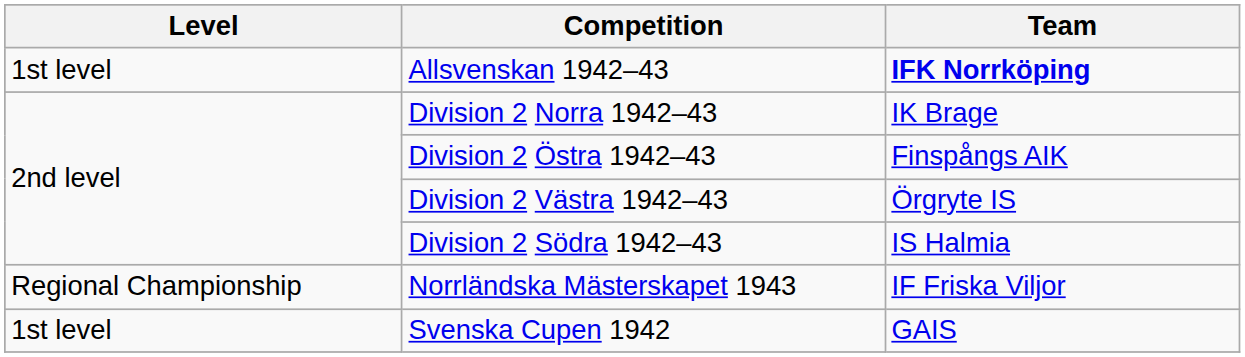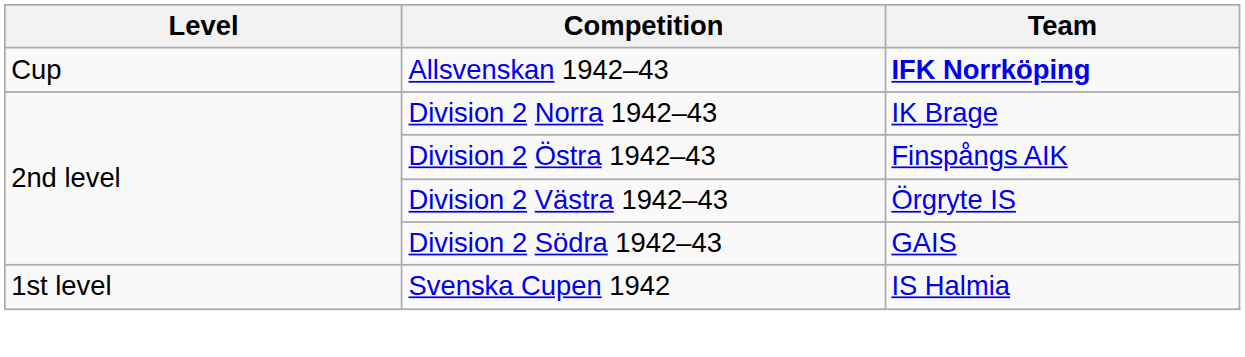(61, 69) 1st level -> (36, 69) Cup
(951, 243) IS Halmia -> (924, 243) GAIS
- row: (602, 286)
(924, 329) GAIS -> (951, 286) IS Halmia
